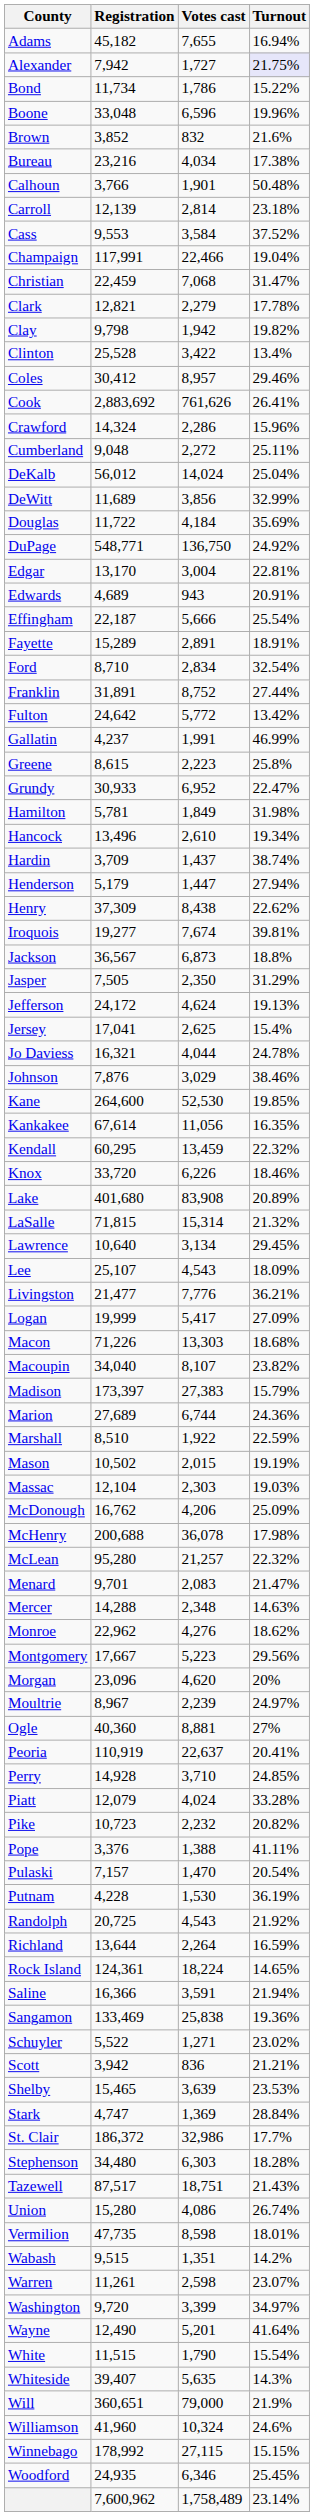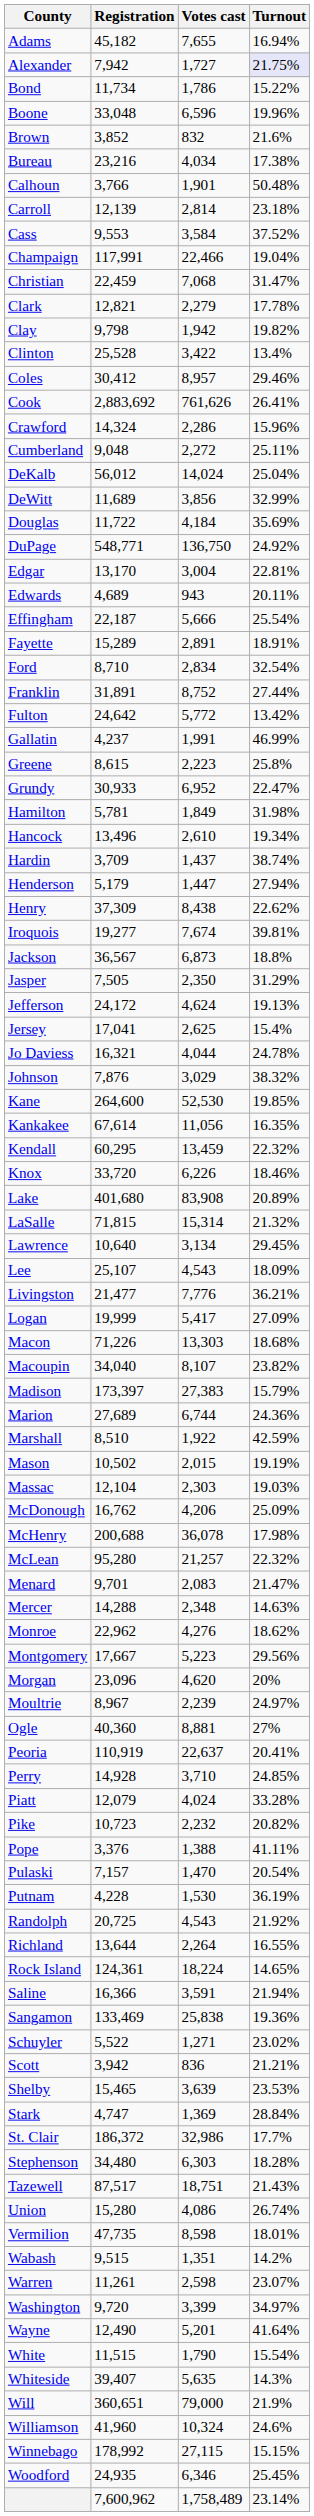(276, 595) 20.91% -> (276, 595) 20.11%
(276, 1077) 38.46% -> (276, 1077) 38.32%
(276, 1438) 22.59% -> (276, 1438) 42.59%
(276, 1945) 16.59% -> (276, 1945) 16.55%
